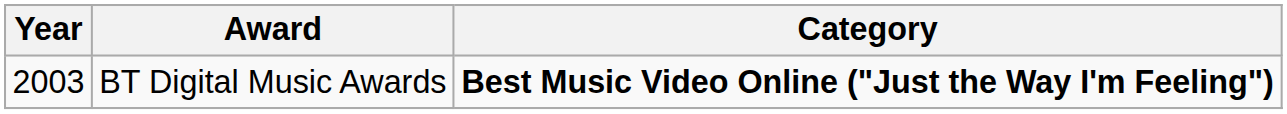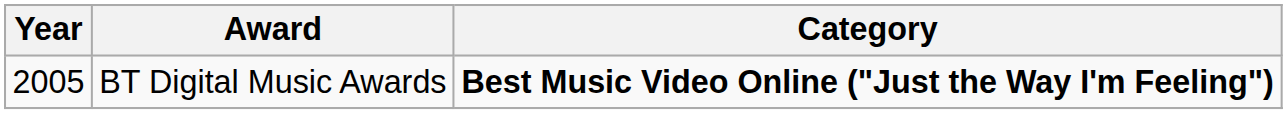(48, 81) 2003 -> (48, 81) 2005
